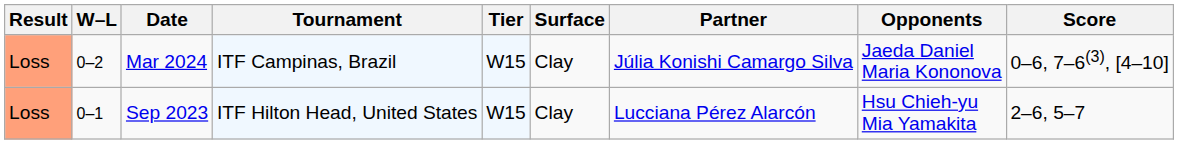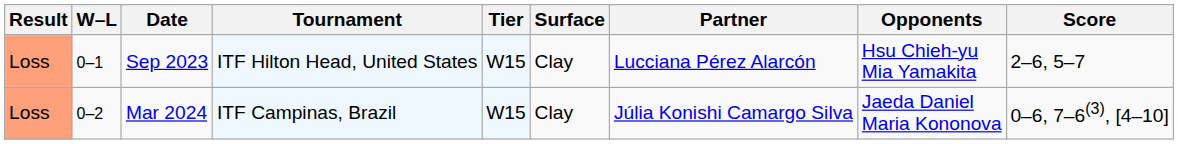rows swapped: (167, 113) <-> (167, 60)
